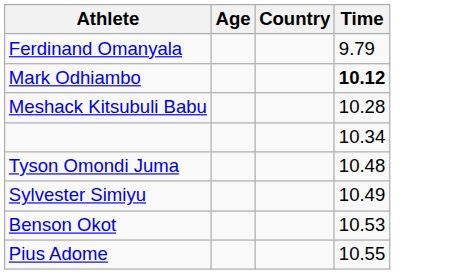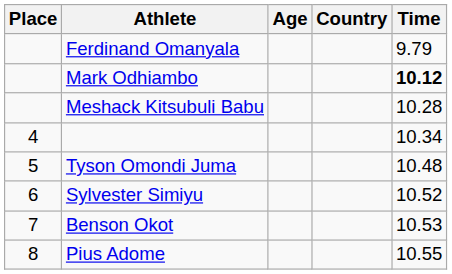+ column: (33, 19)
(362, 195) 10.49 -> (419, 195) 10.52
